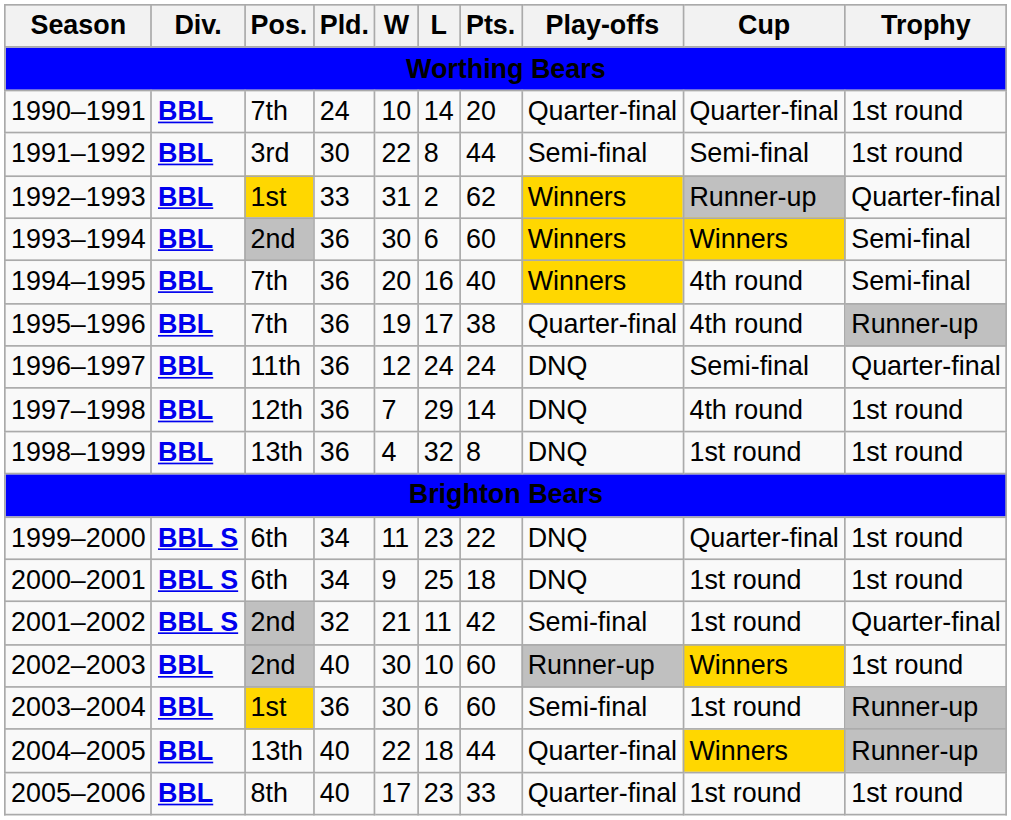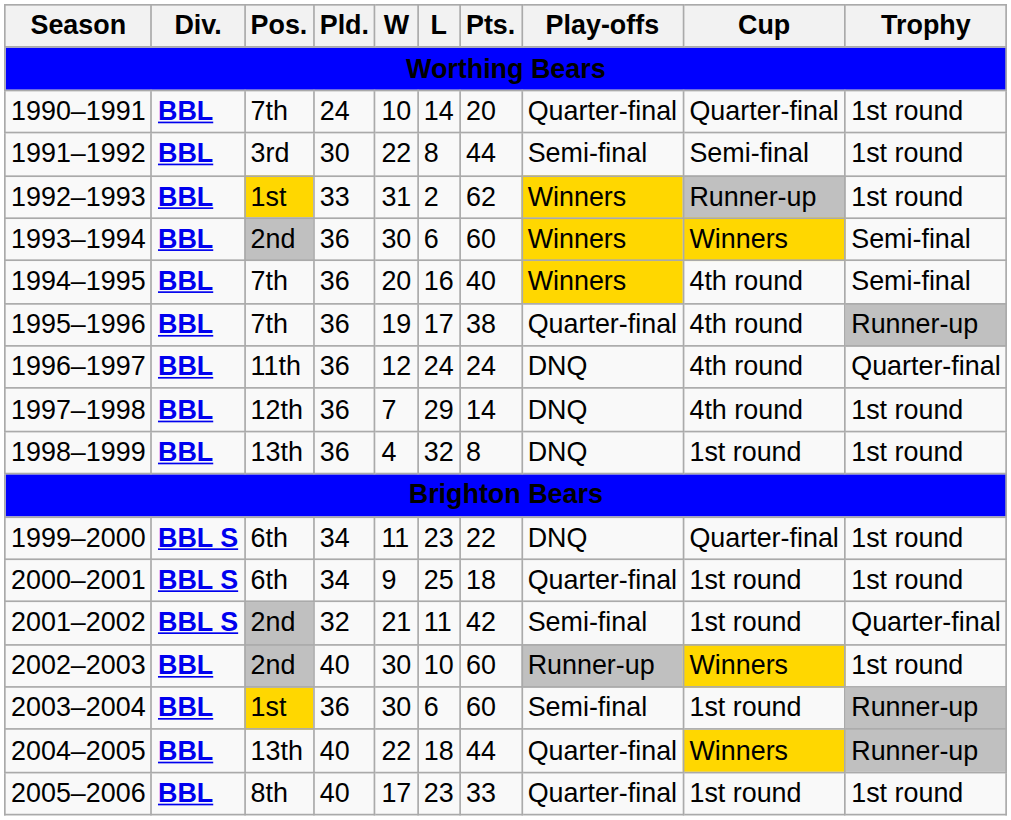(926, 196) Quarter-final -> (907, 196) 1st round
(749, 366) Semi-final -> (746, 366) 4th round
(558, 580) DNQ -> (602, 580) Quarter-final
